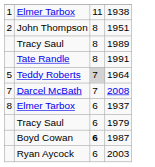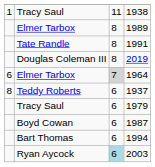(46, 12) Elmer Tarbox -> (40, 12) Tracy Saul
- row: (118, 28)
(40, 43) Tracy Saul -> (46, 28) Elmer Tarbox
+ row: (137, 59)
(9, 75) 5 -> (9, 75) 6
(49, 75) Teddy Roberts -> (46, 75) Elmer Tarbox
- row: (118, 91)
(46, 106) Elmer Tarbox -> (49, 91) Teddy Roberts
(95, 138) bold -> (114, 122) normal
+ row: (137, 138)
(95, 153) no background -> (114, 153) lightblue background
